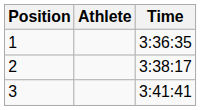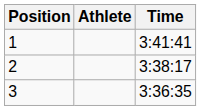(165, 42) 3:36:35 -> (165, 42) 3:41:41
(165, 92) 3:41:41 -> (165, 92) 3:36:35
